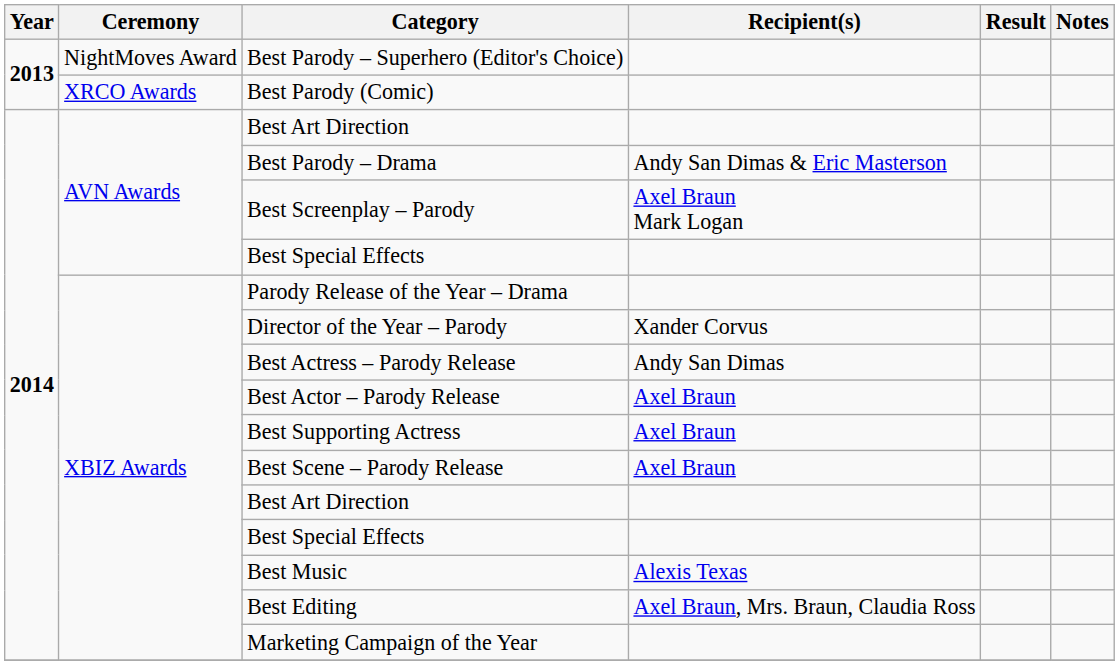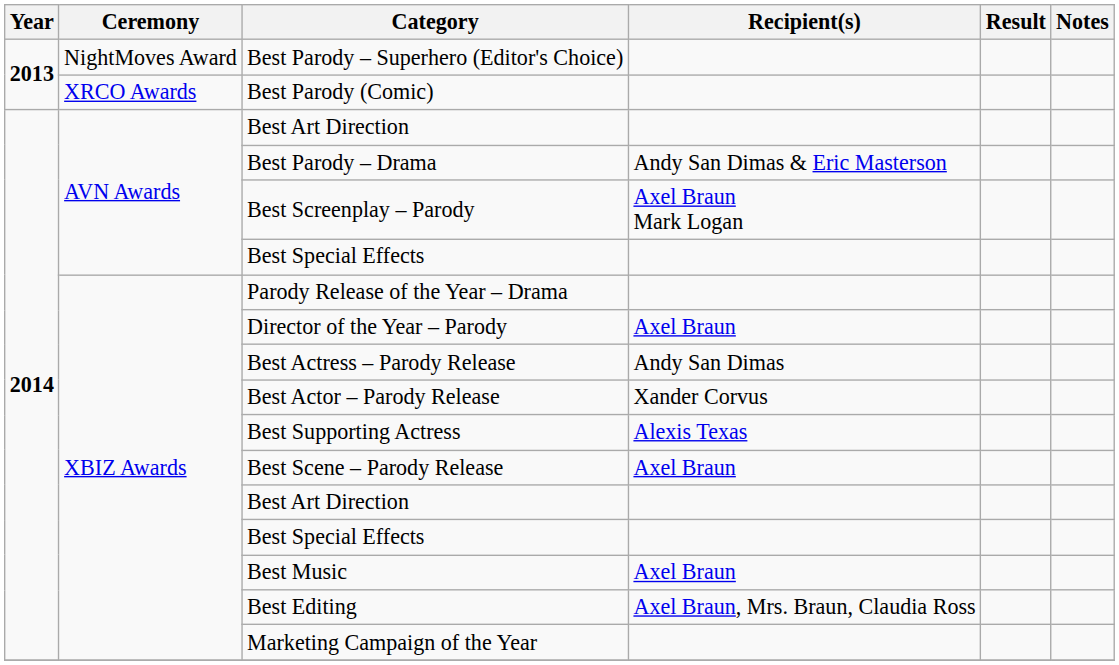(701, 326) Xander Corvus -> (685, 326) Axel Braun
(685, 397) Axel Braun -> (701, 397) Xander Corvus
(685, 432) Axel Braun -> (690, 432) Alexis Texas
(690, 572) Alexis Texas -> (685, 572) Axel Braun
